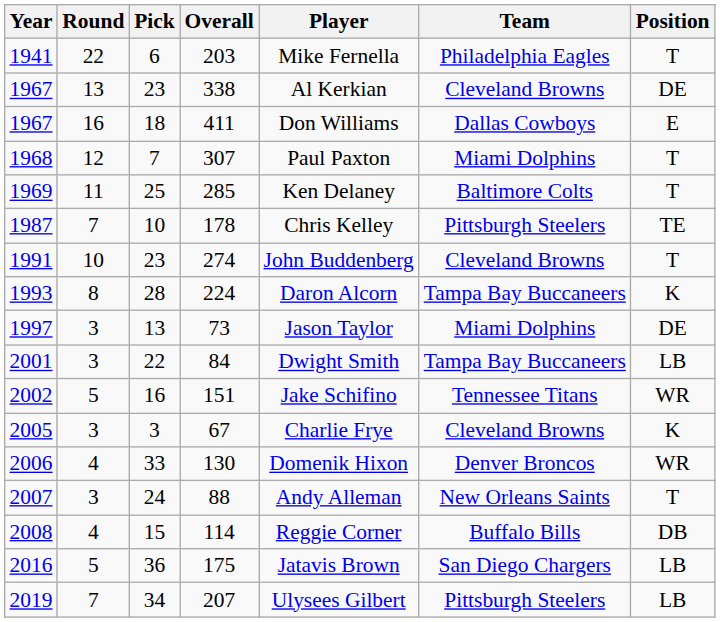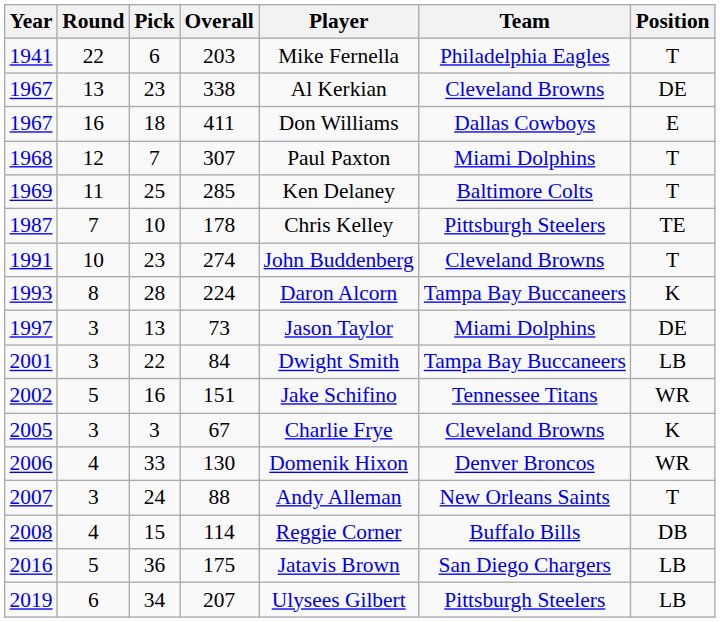(93, 599) 7 -> (93, 599) 6
